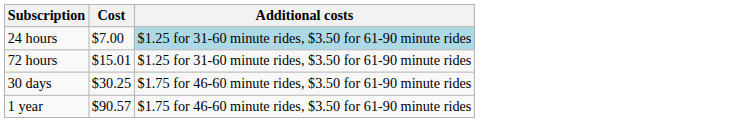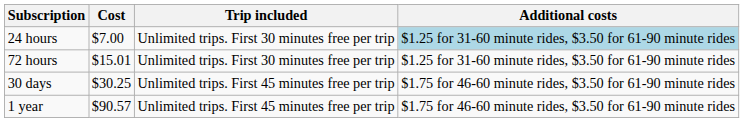+ column: (266, 15)
